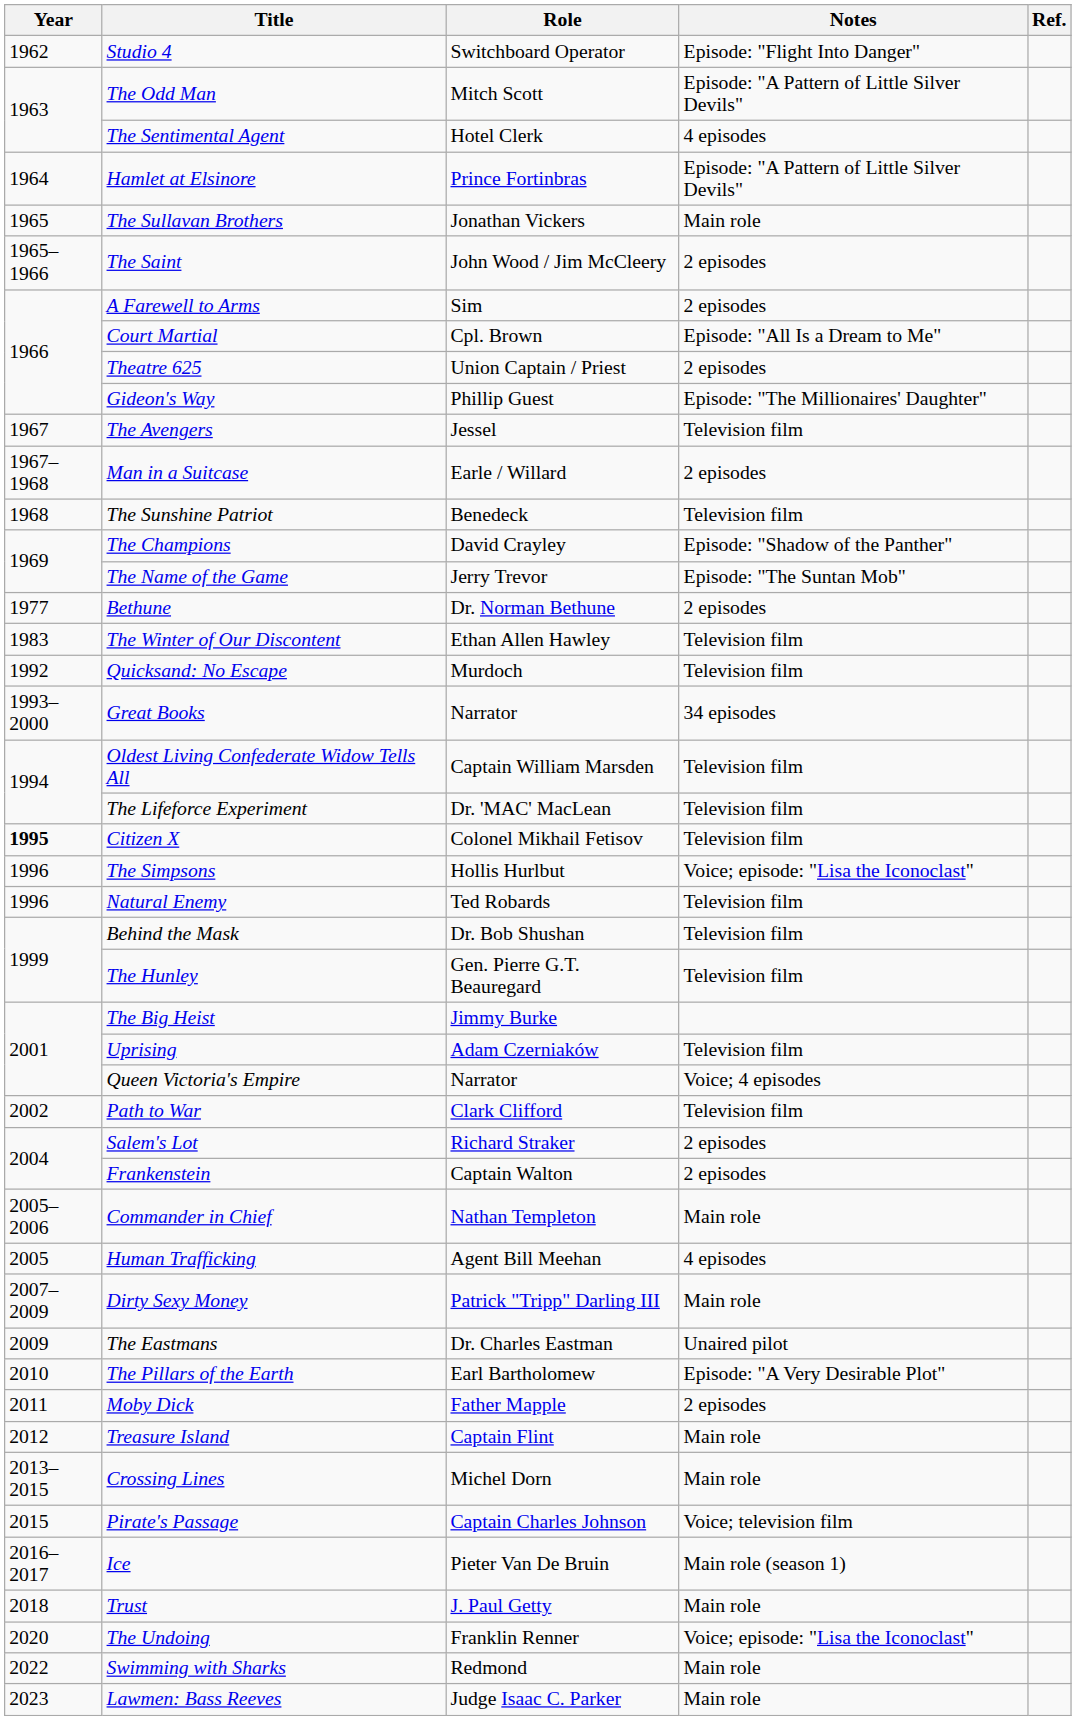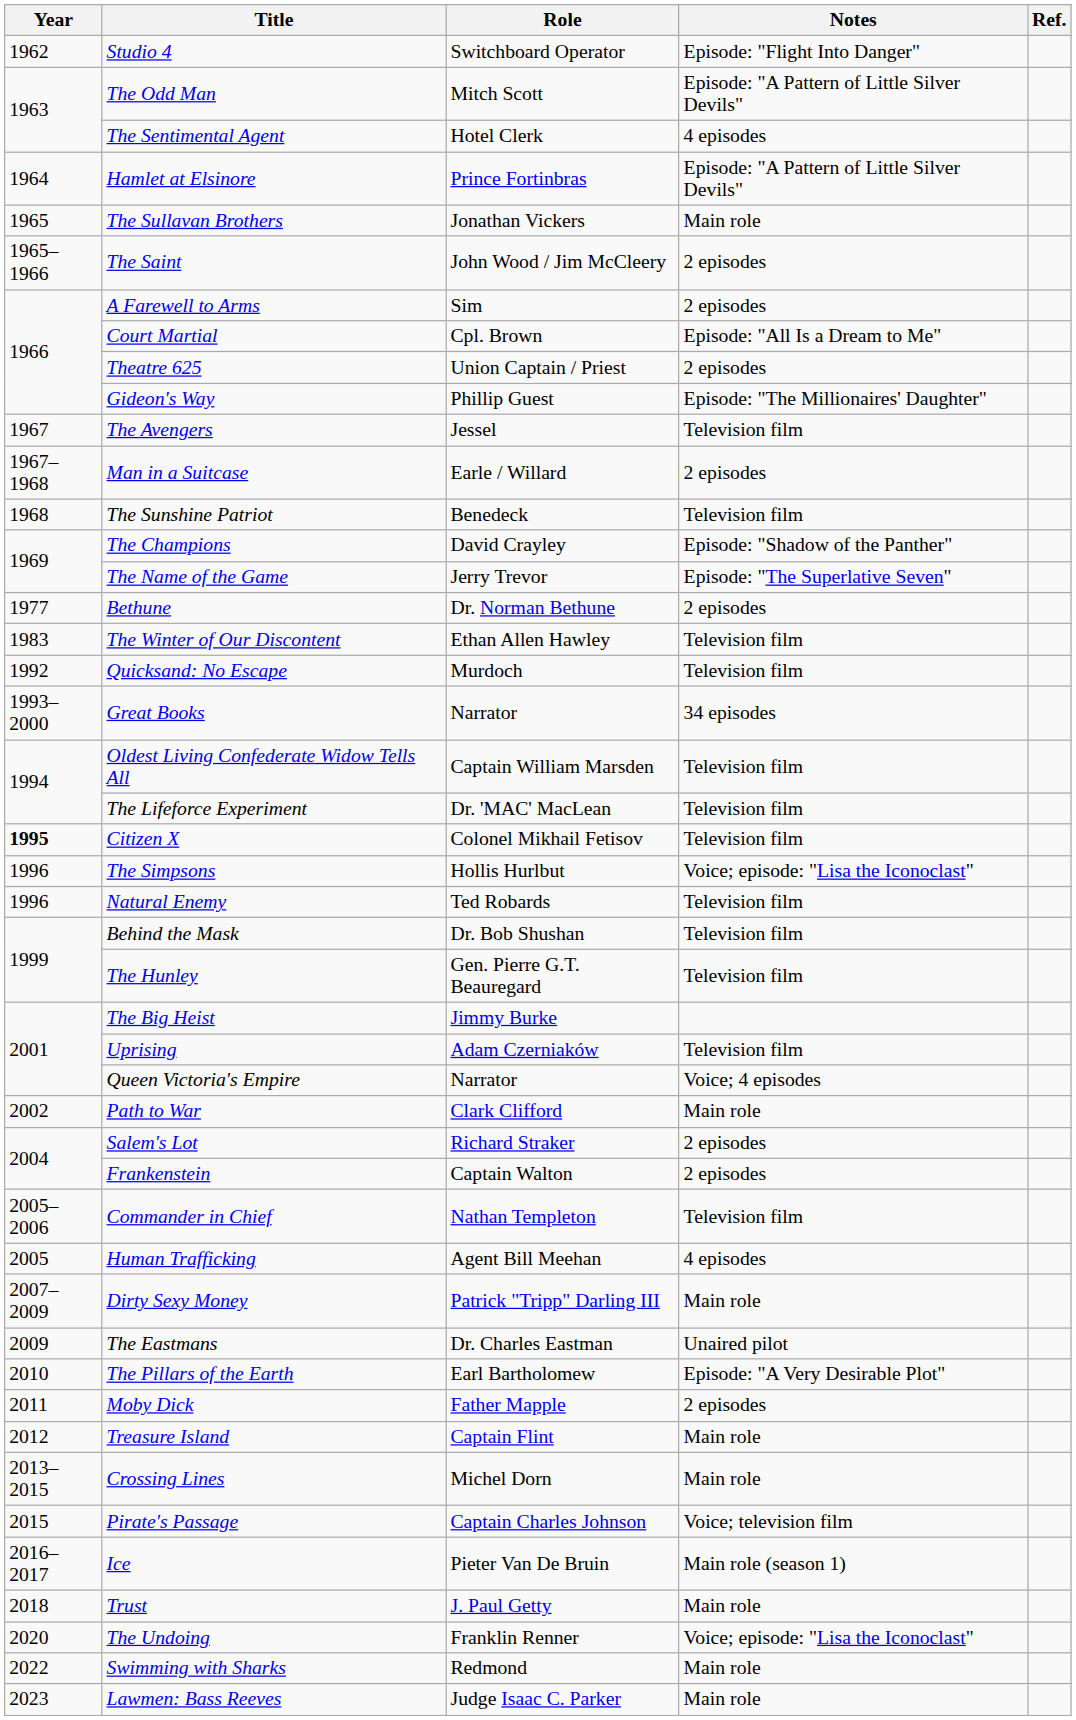(795, 576) Episode: "The Suntan Mob" -> (818, 576) Episode: "The Superlative Seven"
(743, 1111) Television film -> (722, 1111) Main role
(722, 1216) Main role -> (743, 1216) Television film
